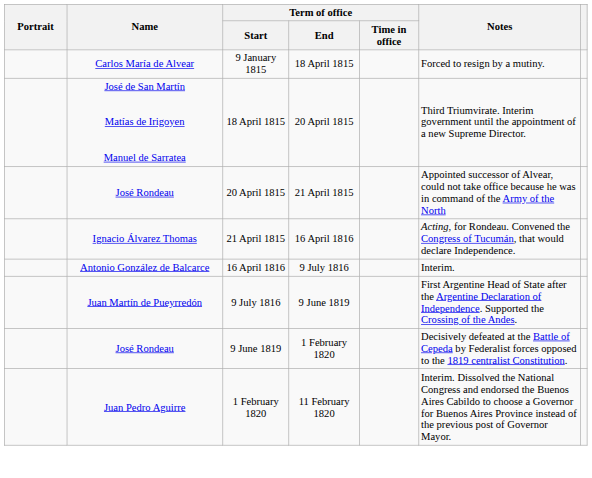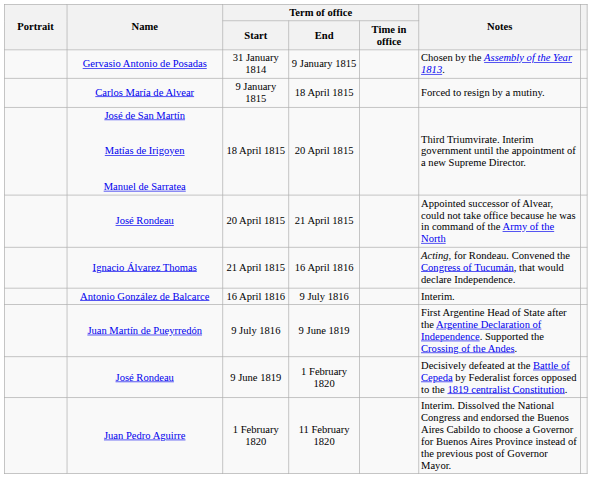+ row: (256, 64)
